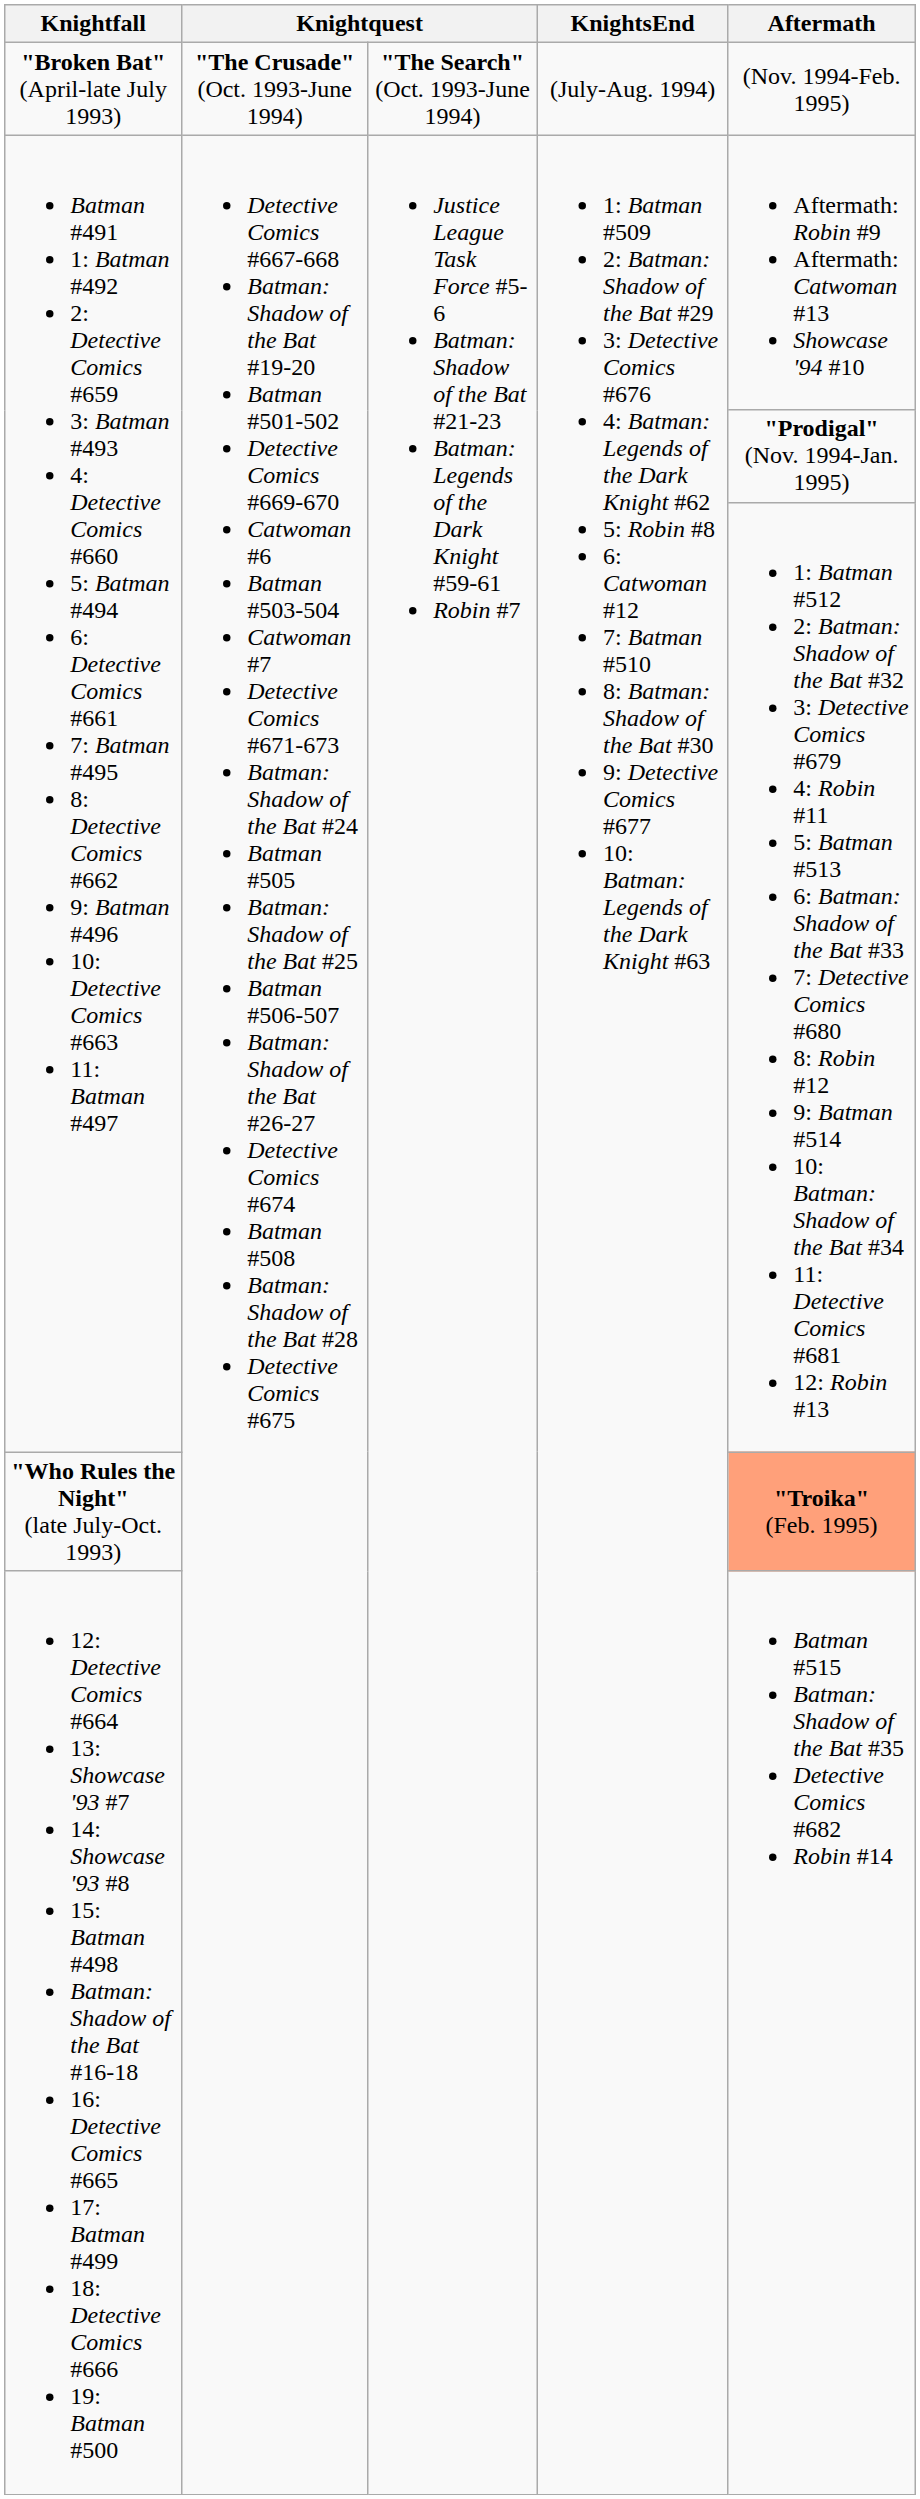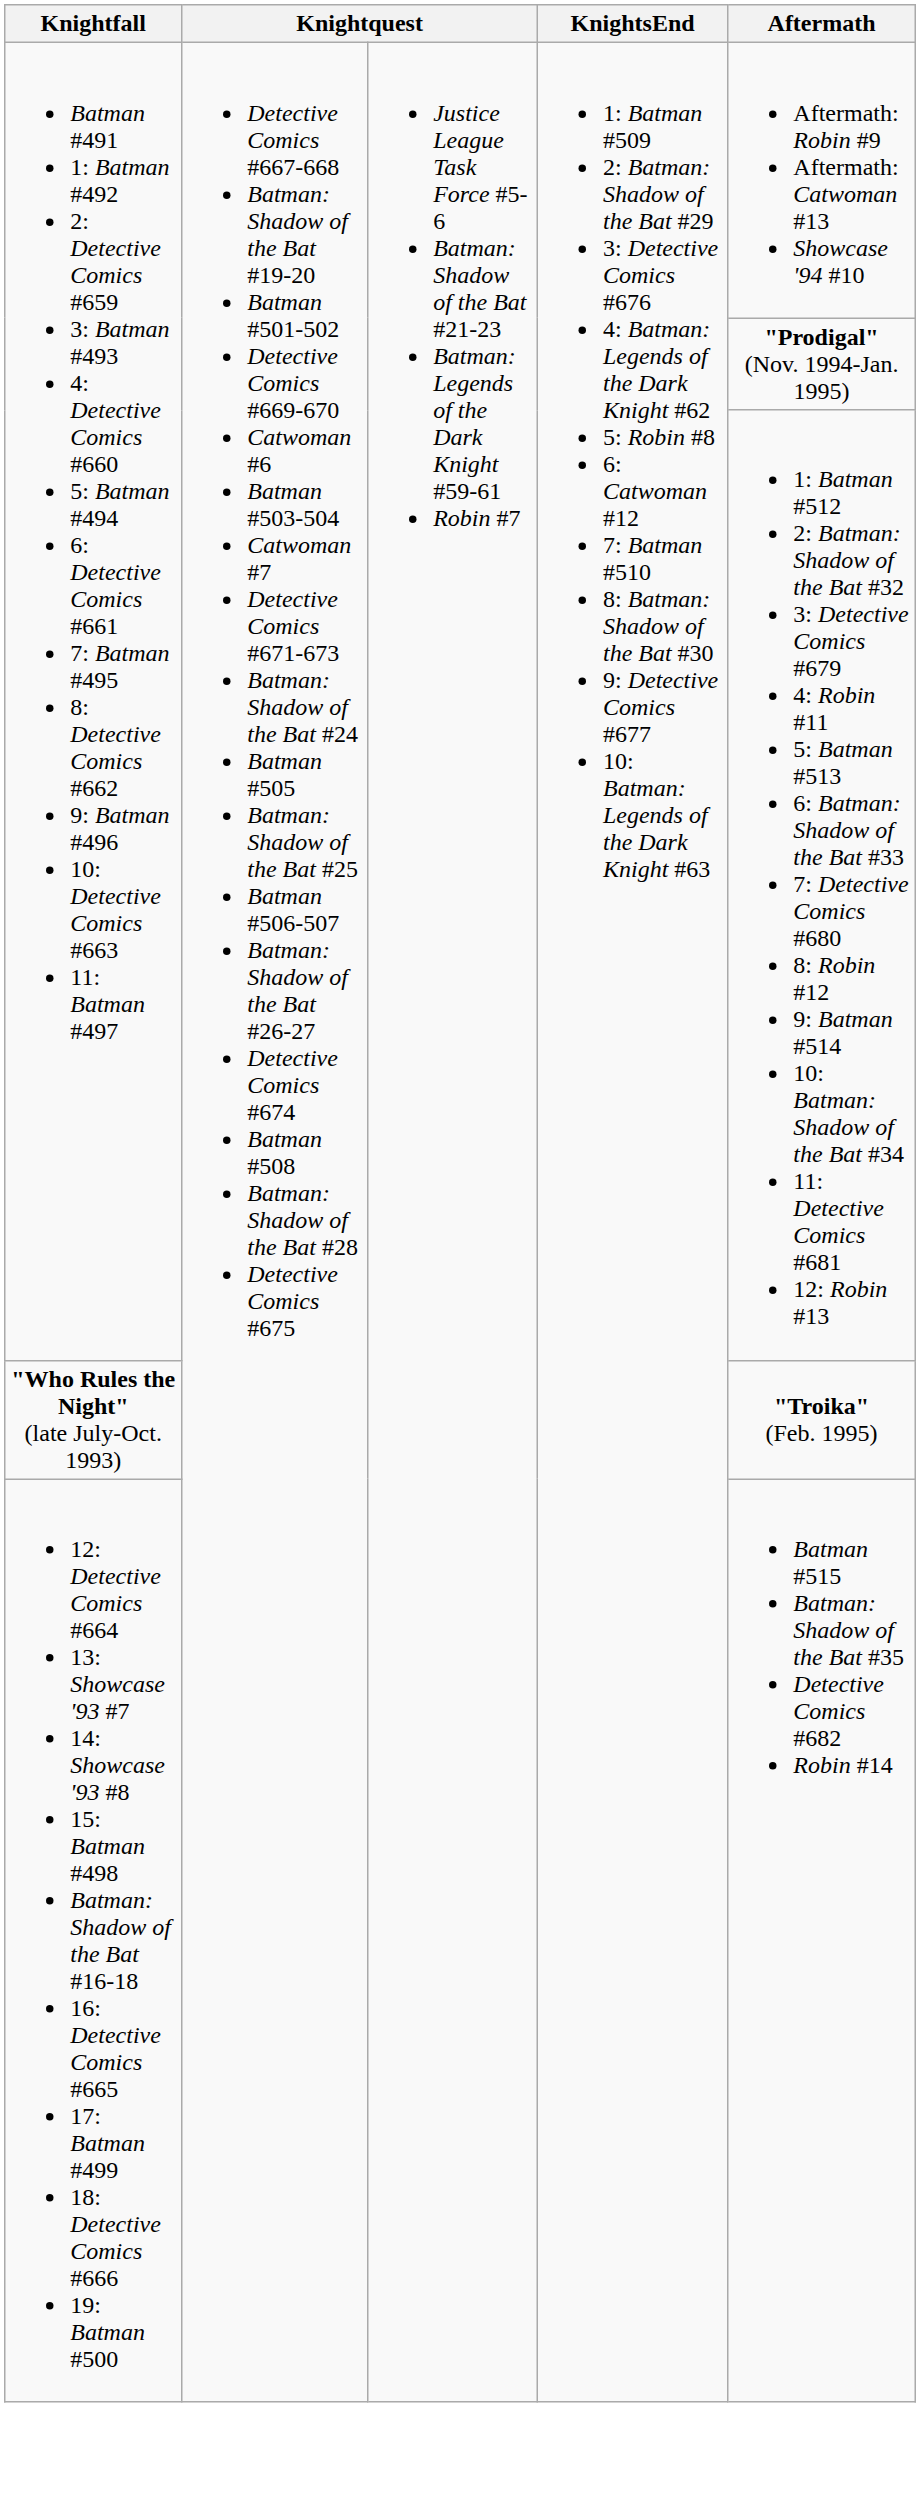- row: (93, 88)
(822, 1511) lightsalmon background -> (822, 1419) no background
